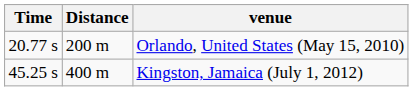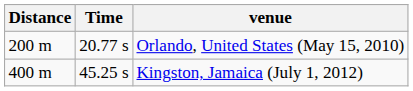columns swapped: (97, 18) <-> (33, 18)
